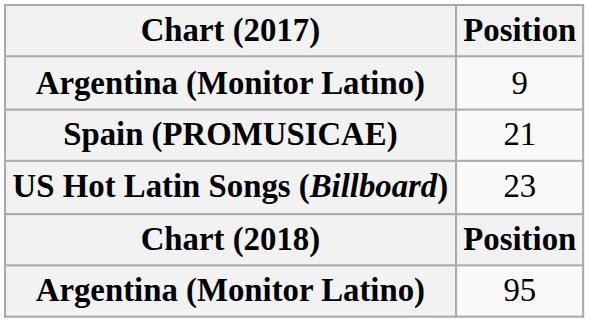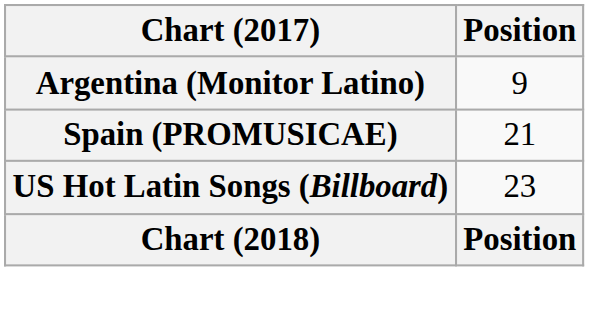- row: (520, 290)
